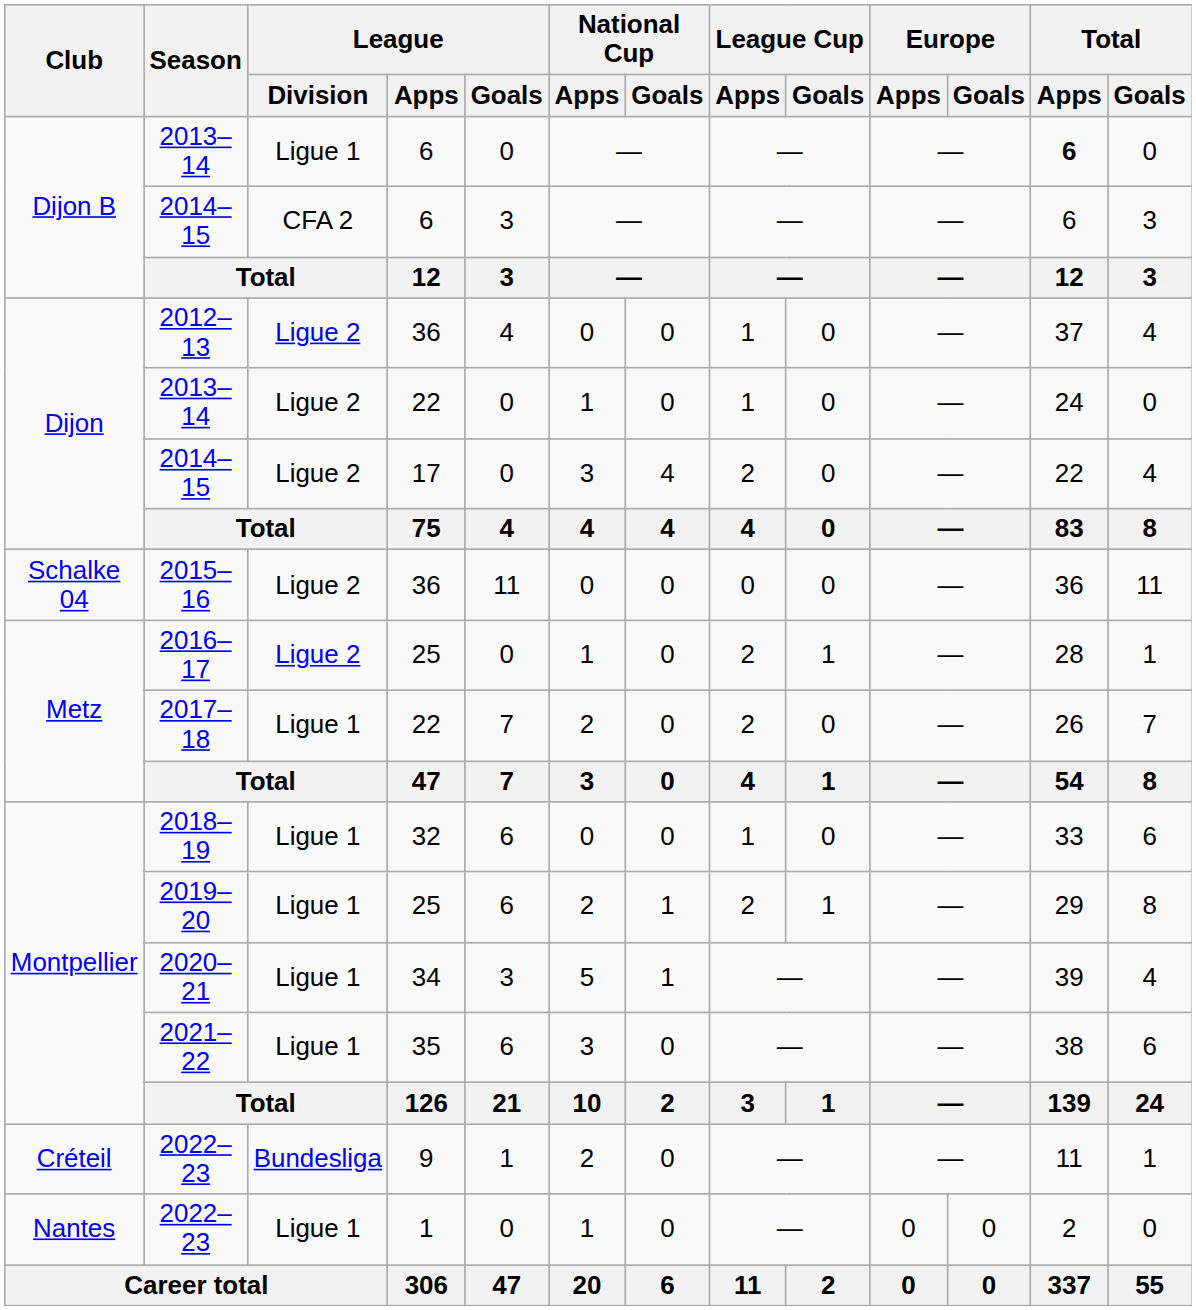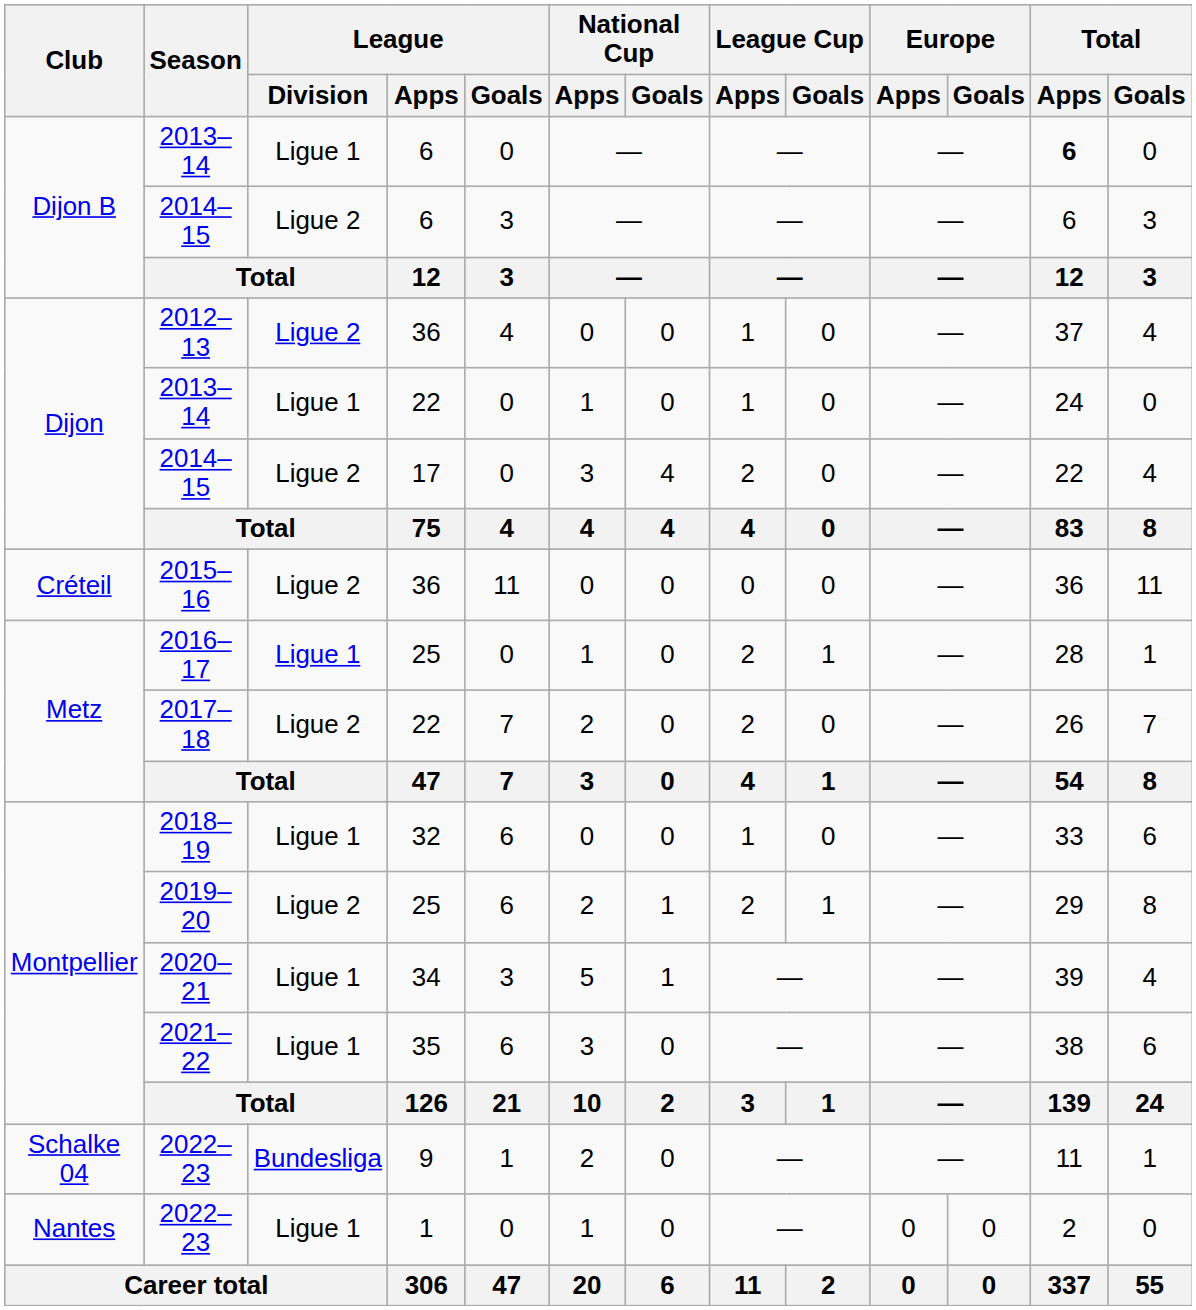(318, 221) CFA 2 -> (318, 221) Ligue 2
(318, 402) Ligue 2 -> (318, 402) Ligue 1
(74, 584) Schalke 04 -> (74, 584) Créteil
(318, 654) Ligue 2 -> (318, 654) Ligue 1
(318, 725) Ligue 1 -> (318, 725) Ligue 2
(318, 906) Ligue 1 -> (318, 906) Ligue 2
(74, 1158) Créteil -> (74, 1158) Schalke 04
